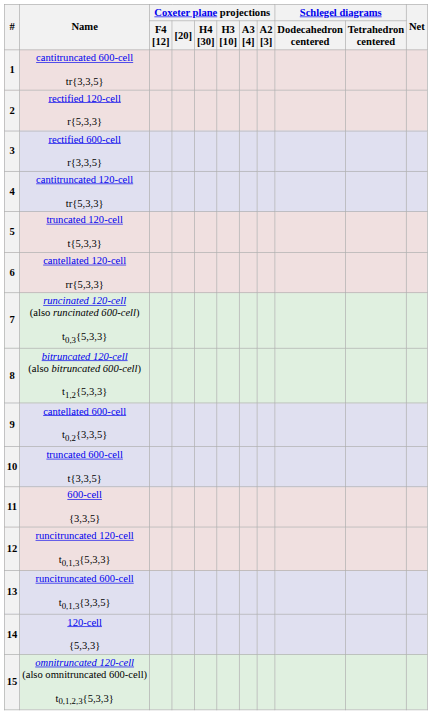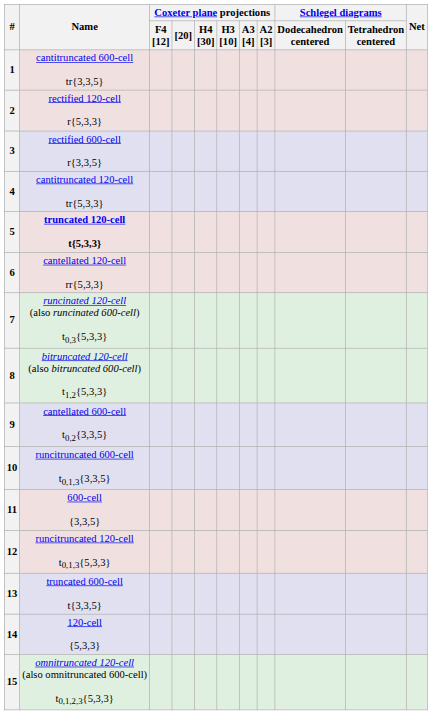(85, 232) normal -> (85, 232) bold
(85, 466) truncated 600-cell t{3,3,5} -> (85, 468) runcitruncated 600-cell t0,1,3{3,3,5}
(85, 592) runcitruncated 600-cell t0,1,3{3,3,5} -> (85, 593) truncated 600-cell t{3,3,5}
